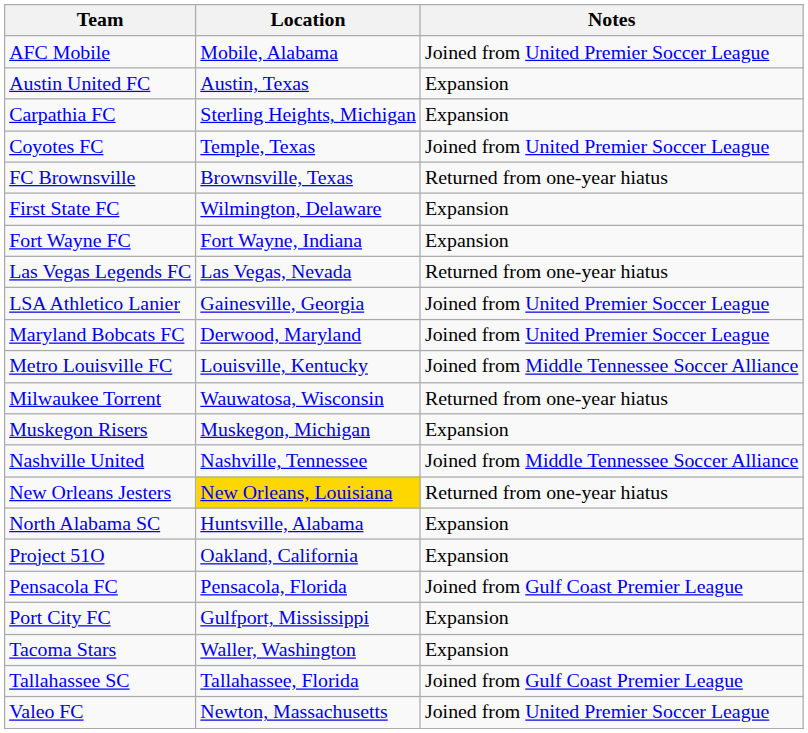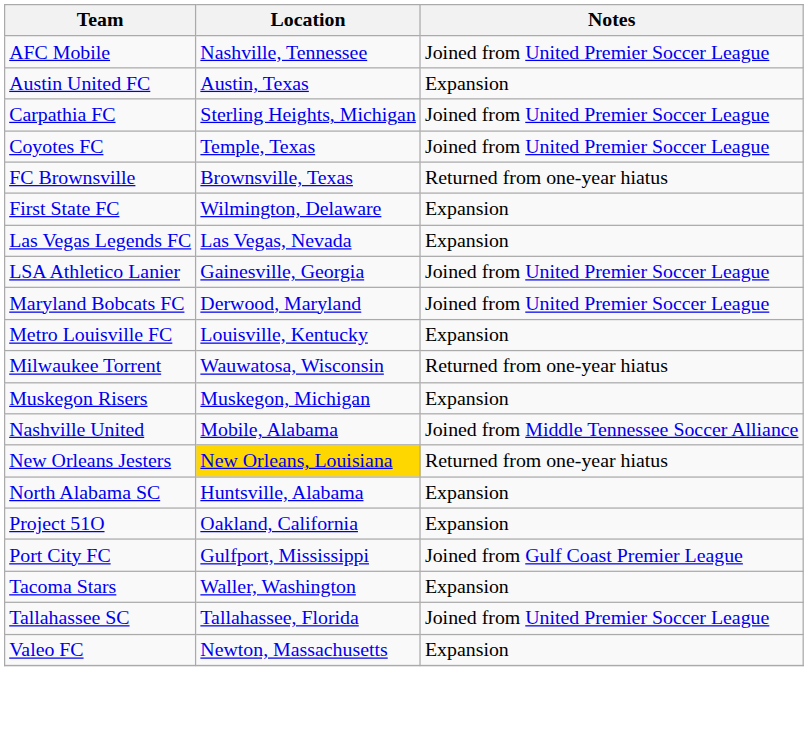(269, 51) Mobile, Alabama -> (284, 51) Nashville, Tennessee
(467, 114) Expansion -> (597, 114) Joined from United Premier Soccer League
- row: (70, 240)
(546, 271) Returned from one-year hiatus -> (467, 240) Expansion
(612, 366) Joined from Middle Tennessee Soccer Alliance -> (467, 334) Expansion
(284, 460) Nashville, Tennessee -> (269, 429) Mobile, Alabama
- row: (63, 586)
(467, 618) Expansion -> (584, 555) Joined from Gulf Coast Premier League
(584, 680) Joined from Gulf Coast Premier League -> (597, 618) Joined from United Premier Soccer League
(597, 712) Joined from United Premier Soccer League -> (467, 649) Expansion
